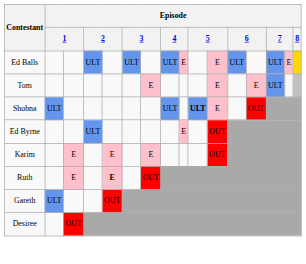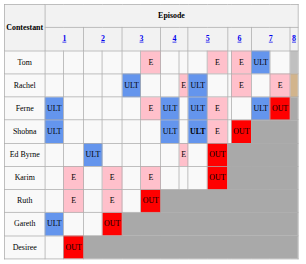- row: (25, 61)
+ row: (25, 85)
+ row: (25, 108)
(112, 177) bold -> (112, 200) normal
